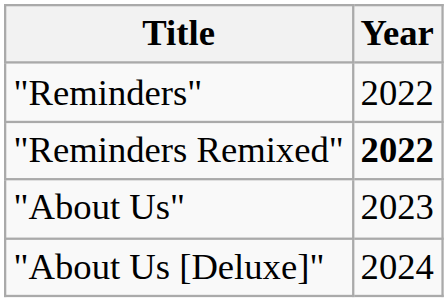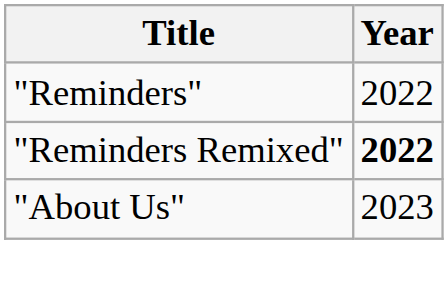- row: (169, 265)
